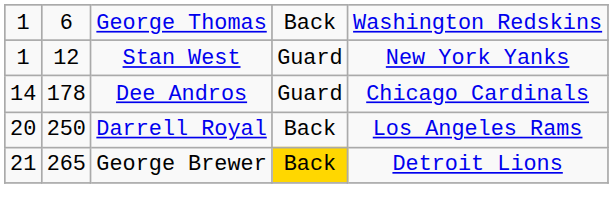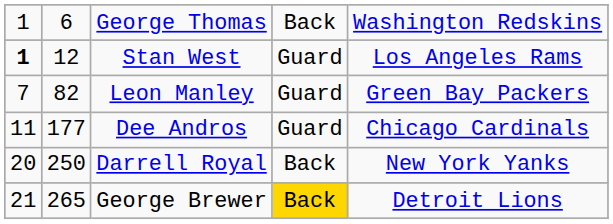(23, 58) normal -> (23, 58) bold
(478, 58) New York Yanks -> (478, 58) Los Angeles Rams
+ row: (182, 94)
(23, 94) 14 -> (23, 129) 11
(66, 94) 178 -> (66, 129) 177
(478, 129) Los Angeles Rams -> (478, 165) New York Yanks
